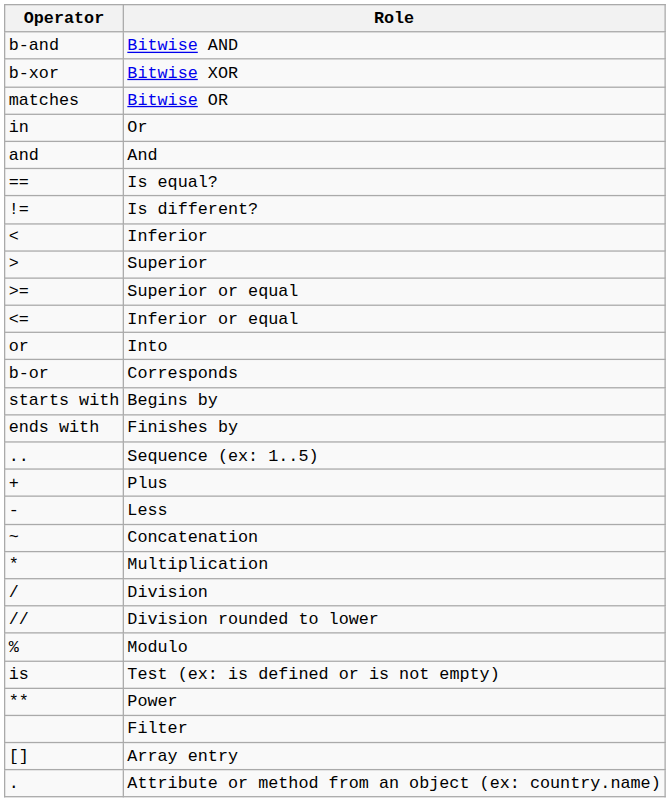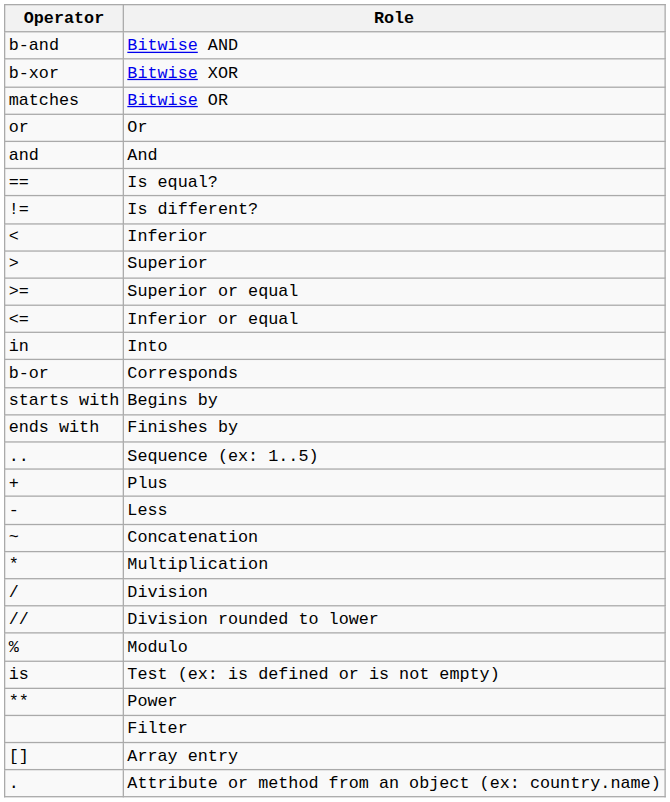(19, 128) in -> (19, 128) or
(19, 346) or -> (19, 346) in
